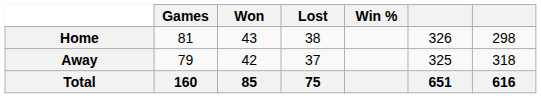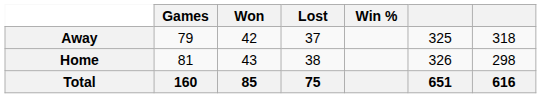rows swapped: (79, 38) <-> (79, 60)
